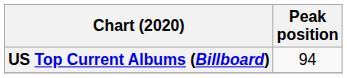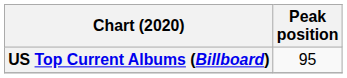(308, 60) 94 -> (308, 60) 95
